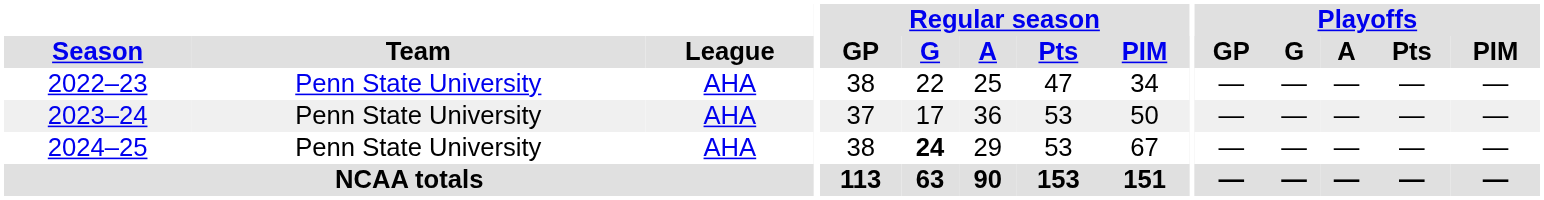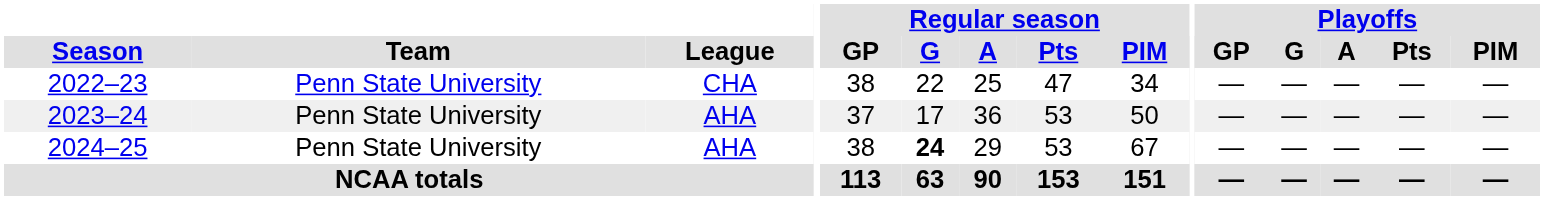(730, 83) AHA -> (730, 83) CHA
